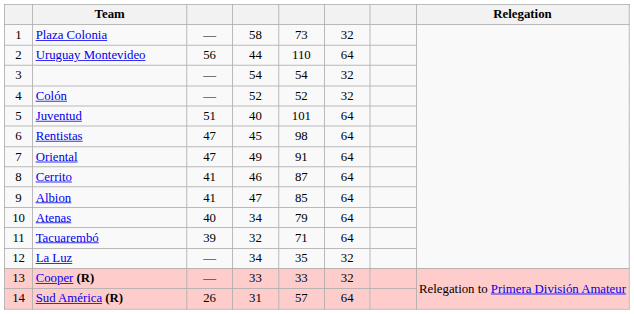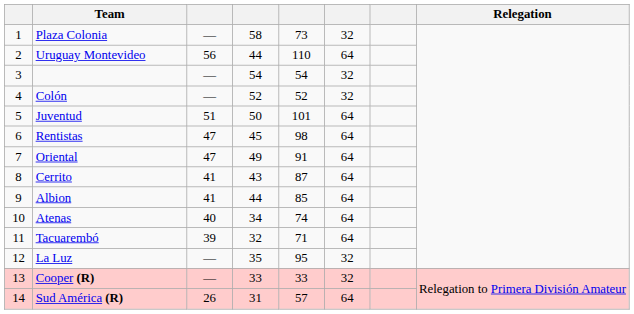(255, 116) 40 -> (255, 116) 50
(255, 177) 46 -> (255, 177) 43
(255, 197) 47 -> (255, 197) 44
(301, 217) 79 -> (301, 217) 74
(255, 258) 34 -> (255, 258) 35
(301, 258) 35 -> (301, 258) 95
